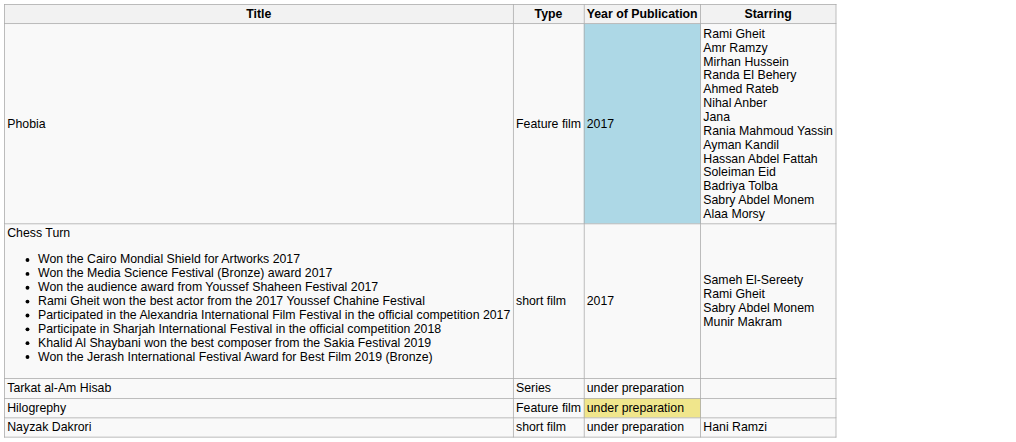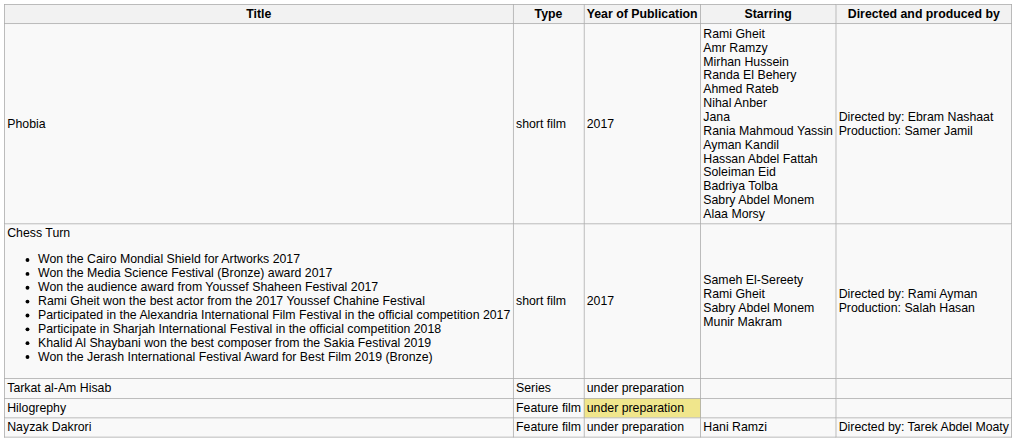+ column: (924, 14)
(549, 123) Feature film -> (541, 123) short film
(600, 123) lightblue background -> (600, 123) no background
(541, 427) short film -> (549, 427) Feature film
